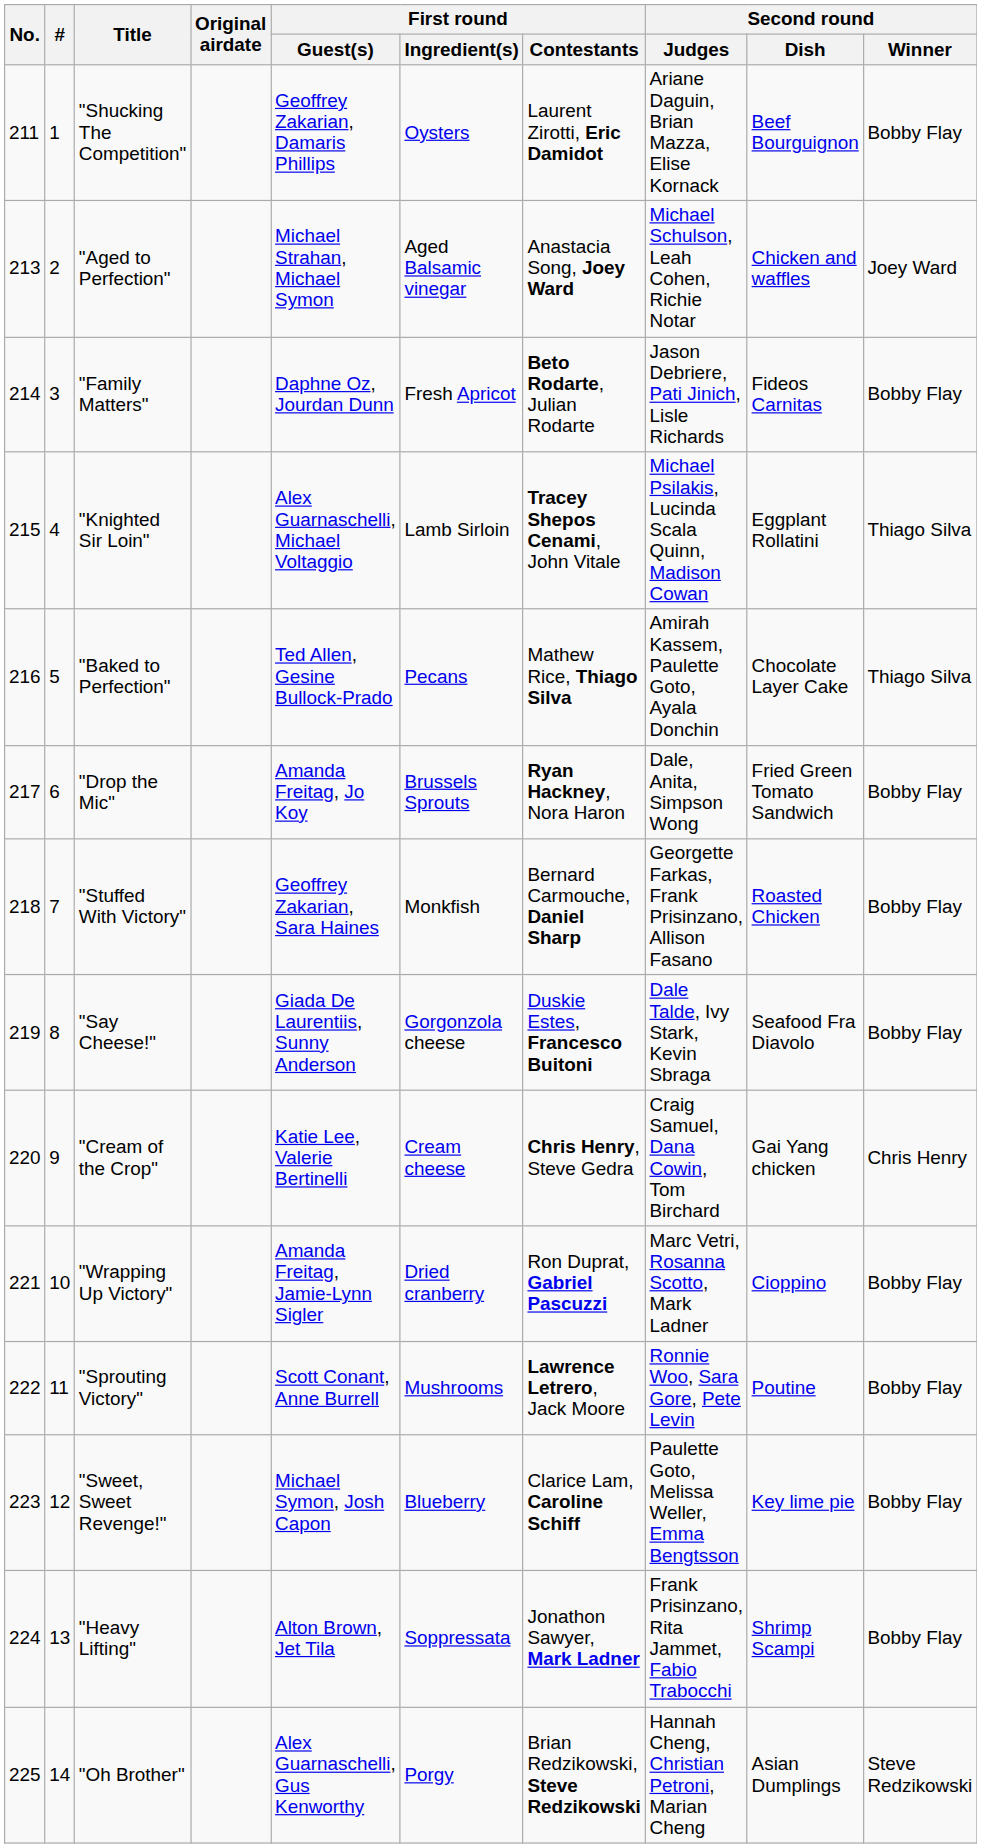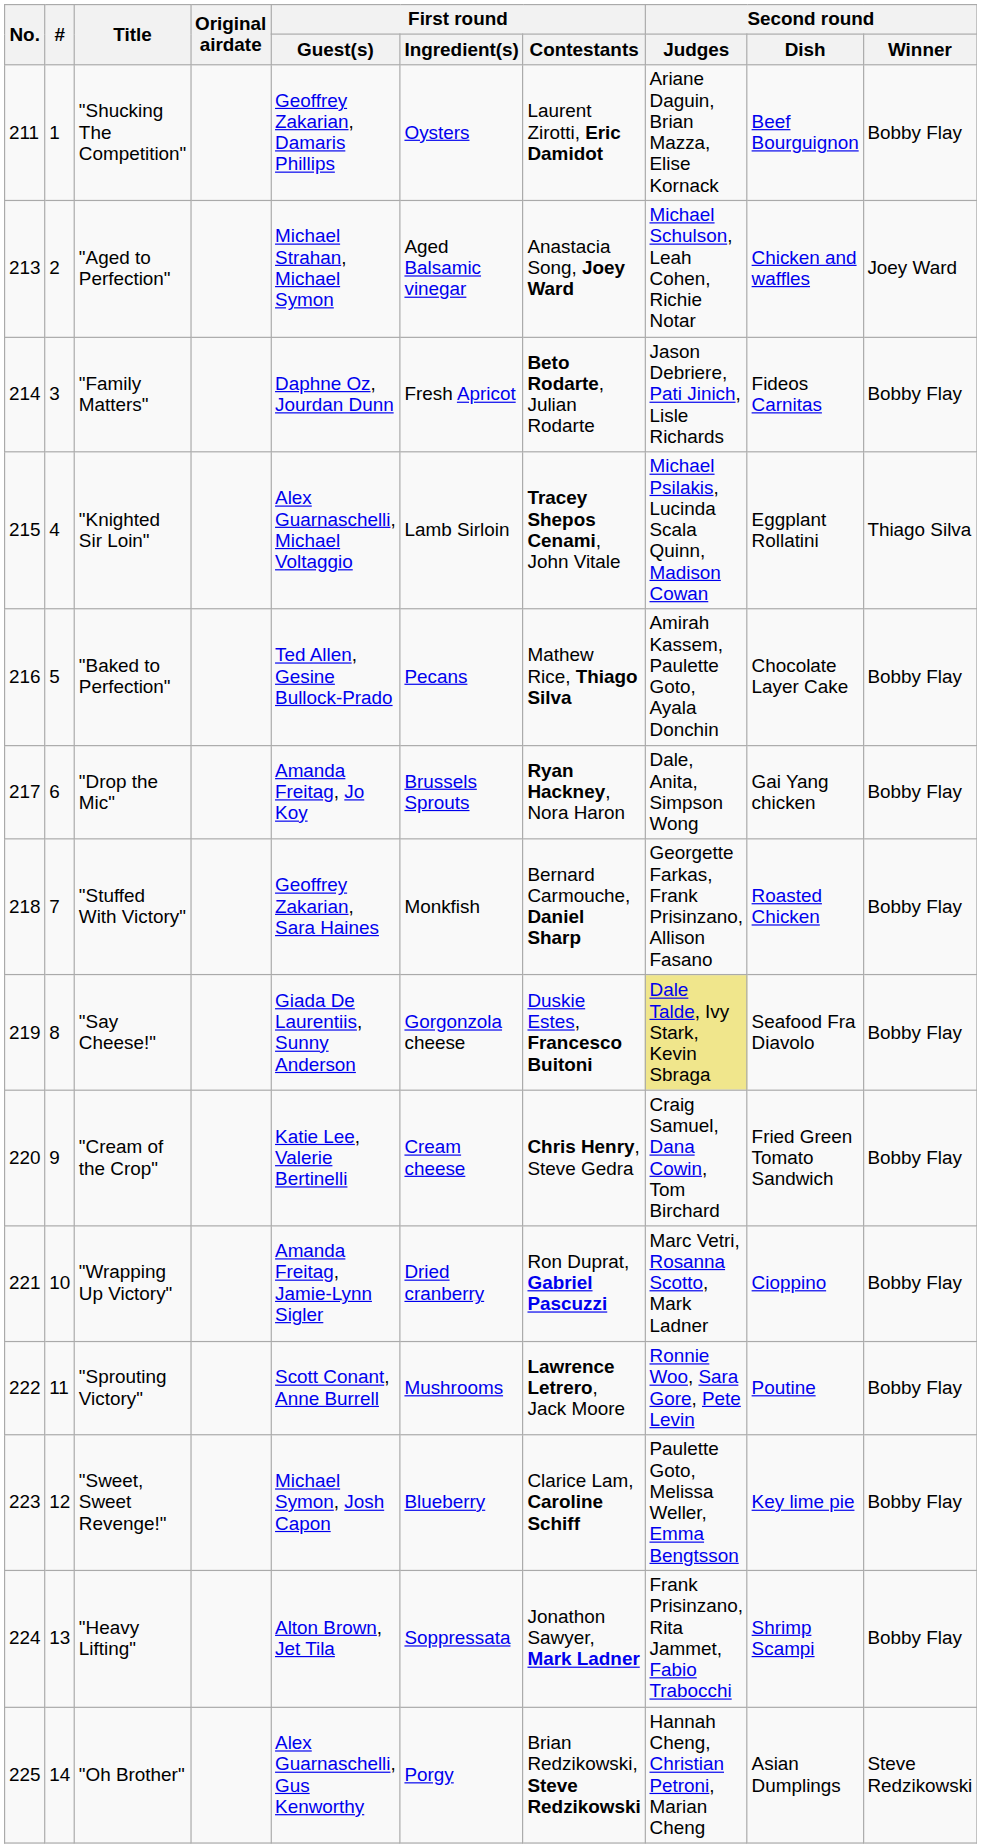(919, 677) Thiago Silva -> (915, 677) Bobby Flay
(802, 791) Fried Green Tomato Sandwich -> (790, 791) Gai Yang chicken
(689, 1032) no background -> (689, 1032) khaki background
(790, 1157) Gai Yang chicken -> (802, 1157) Fried Green Tomato Sandwich
(917, 1157) Chris Henry -> (915, 1157) Bobby Flay
